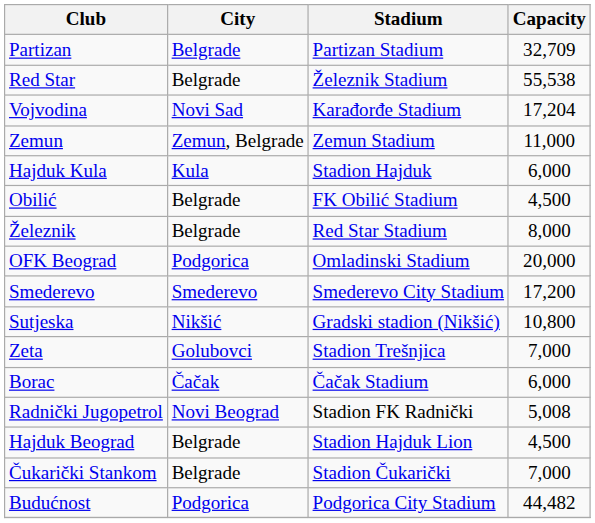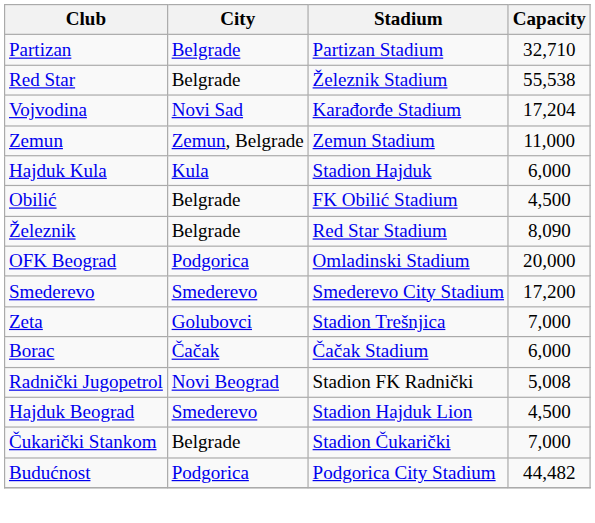(549, 49) 32,709 -> (549, 49) 32,710
(549, 230) 8,000 -> (549, 230) 8,090
- row: (41, 321)
(206, 442) Belgrade -> (214, 412) Smederevo
